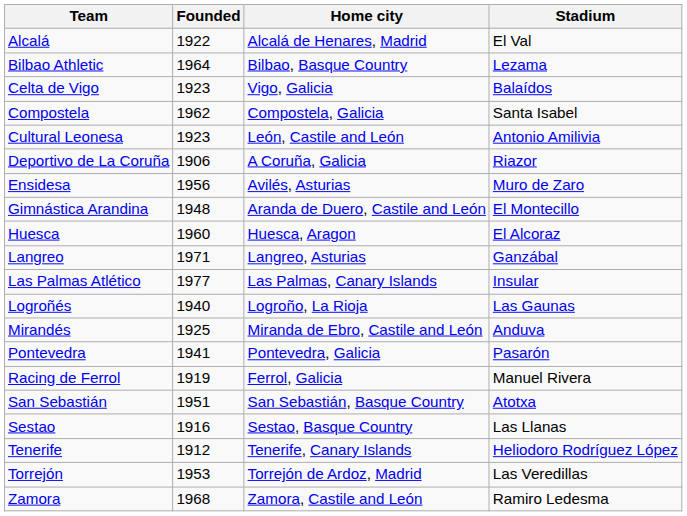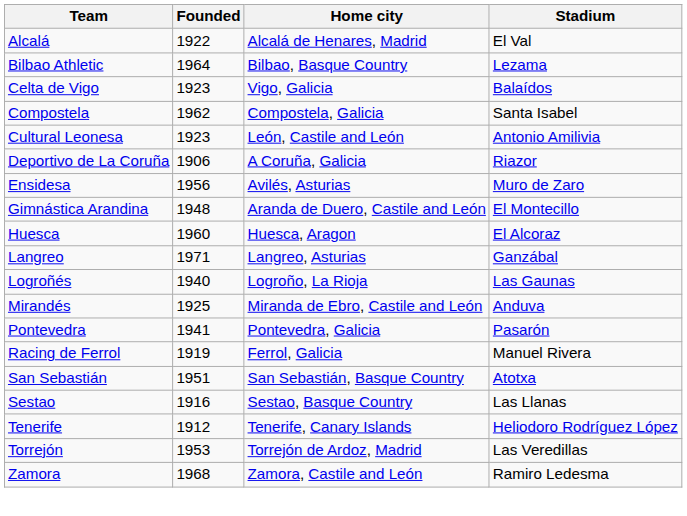- row: (74, 281)
